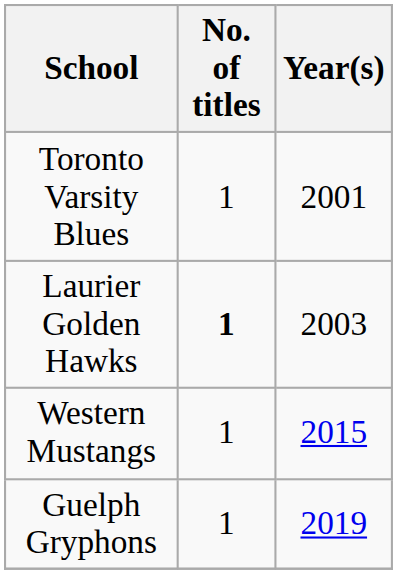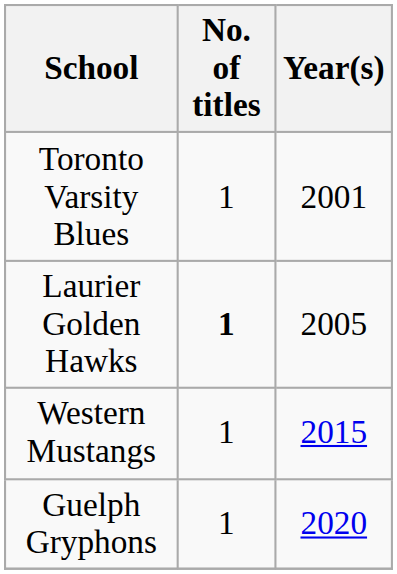(334, 323) 2003 -> (334, 323) 2005
(334, 522) 2019 -> (334, 522) 2020
